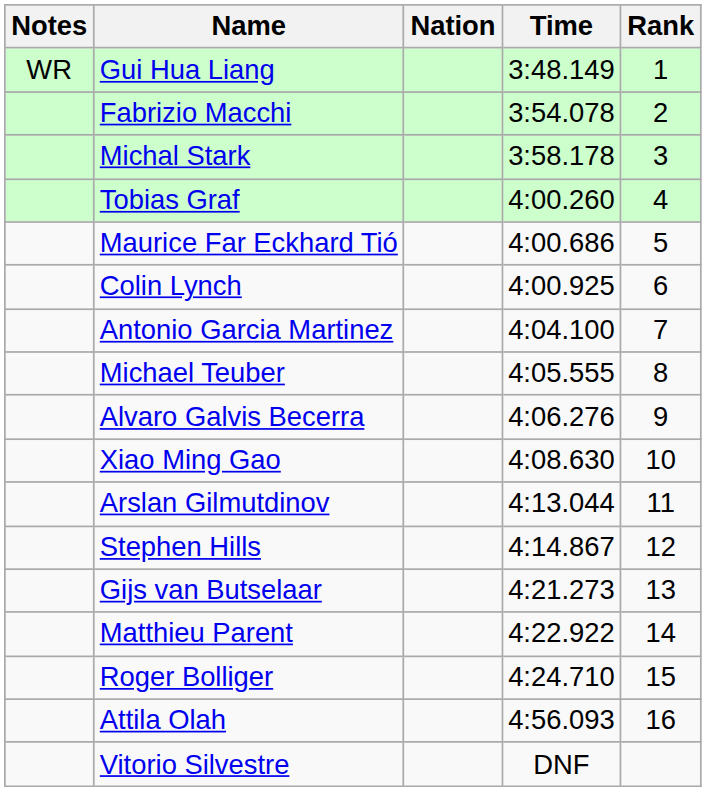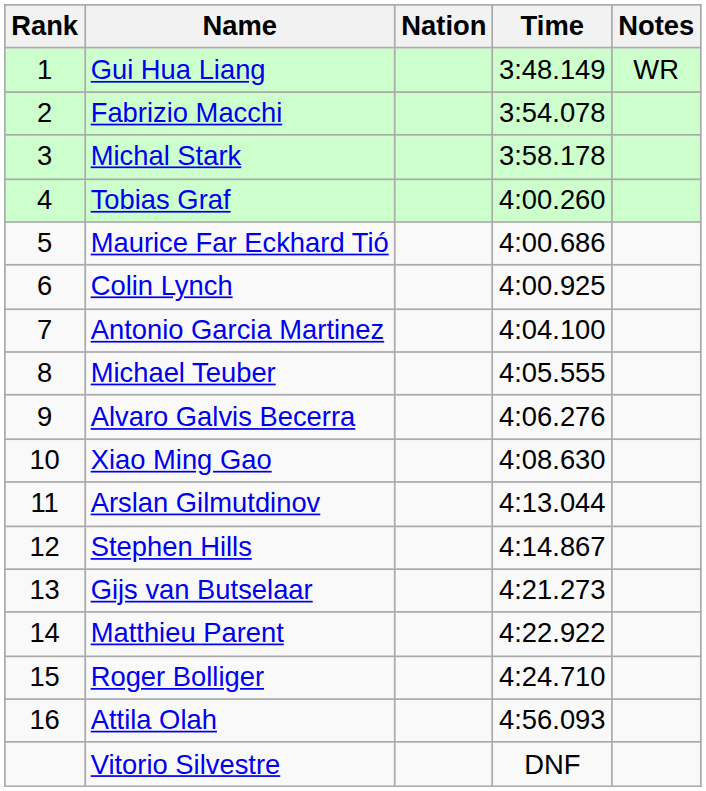columns swapped: (661, 26) <-> (49, 26)
